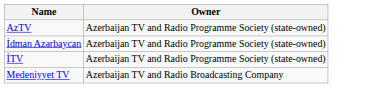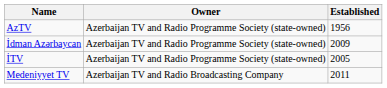+ column: (355, 12)
